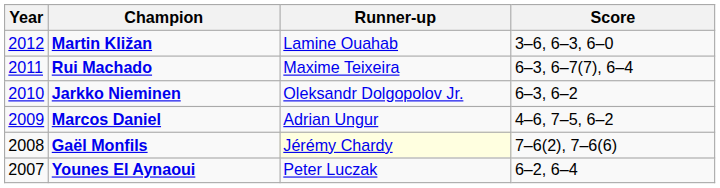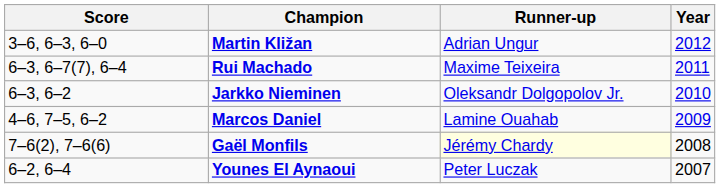columns swapped: (26, 18) <-> (613, 18)
(341, 43) Lamine Ouahab -> (491, 43) Adrian Ungur
(331, 120) Adrian Ungur -> (501, 120) Lamine Ouahab
